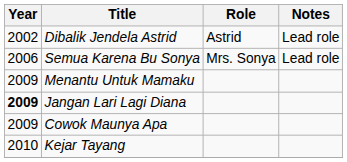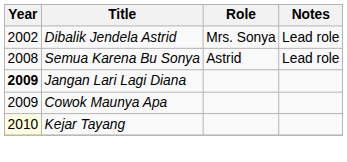(224, 37) Astrid -> (241, 37) Mrs. Sonya
(23, 59) 2006 -> (23, 59) 2008
(241, 59) Mrs. Sonya -> (224, 59) Astrid
- row: (120, 80)
(23, 146) no background -> (23, 124) lightyellow background
